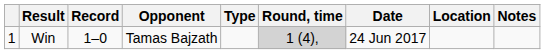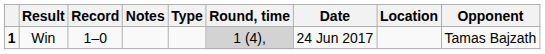columns swapped: (172, 16) <-> (517, 16)
(12, 38) normal -> (12, 38) bold
